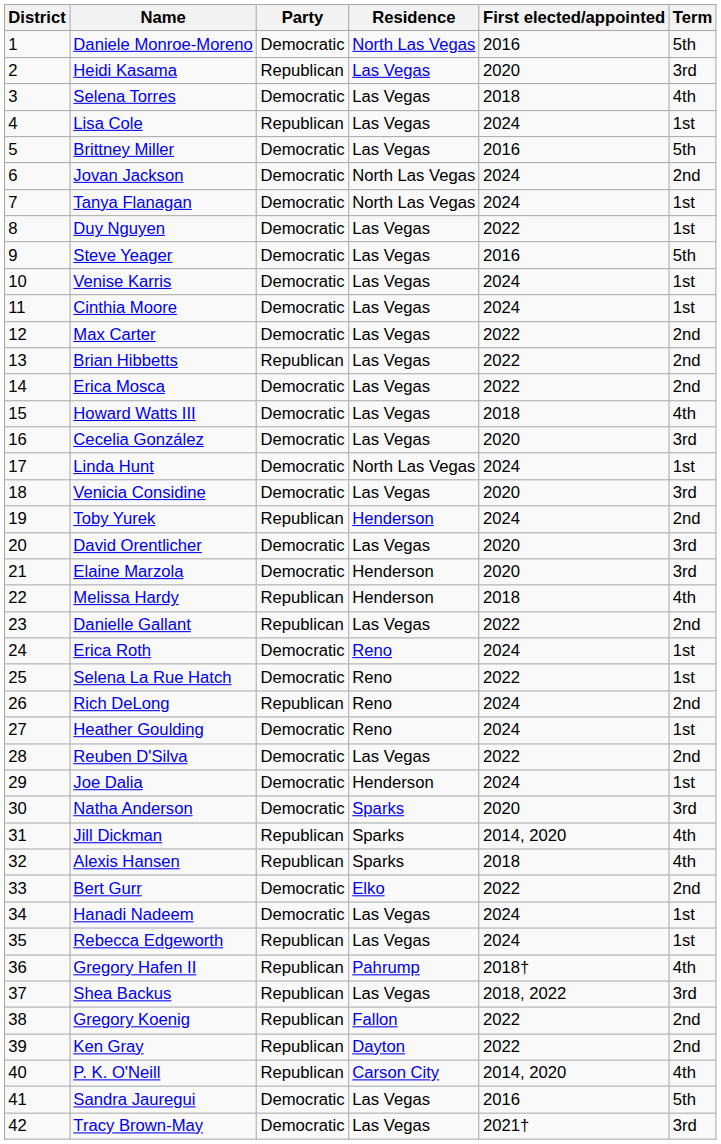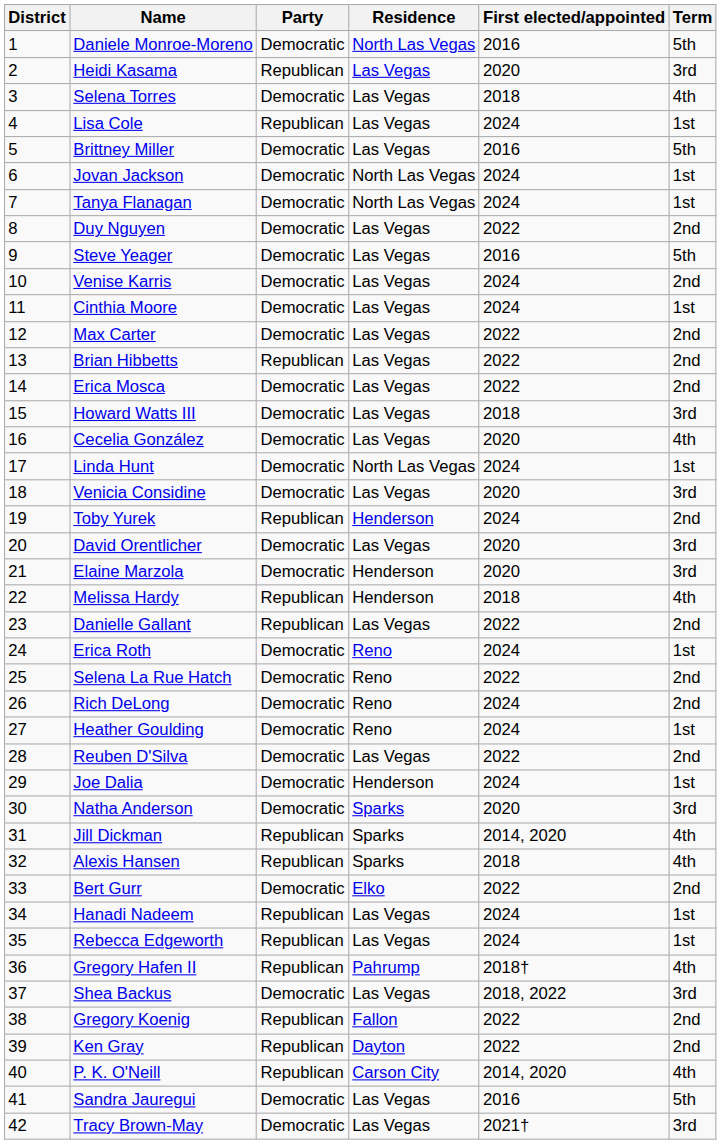(687, 176) 2nd -> (684, 176) 1st
(684, 228) 1st -> (687, 228) 2nd
(684, 281) 1st -> (687, 281) 2nd
(684, 413) 4th -> (685, 413) 3rd
(685, 439) 3rd -> (684, 439) 4th
(684, 677) 1st -> (687, 677) 2nd
(302, 703) Republican -> (303, 703) Democratic
(303, 914) Democratic -> (302, 914) Republican
(302, 994) Republican -> (303, 994) Democratic
